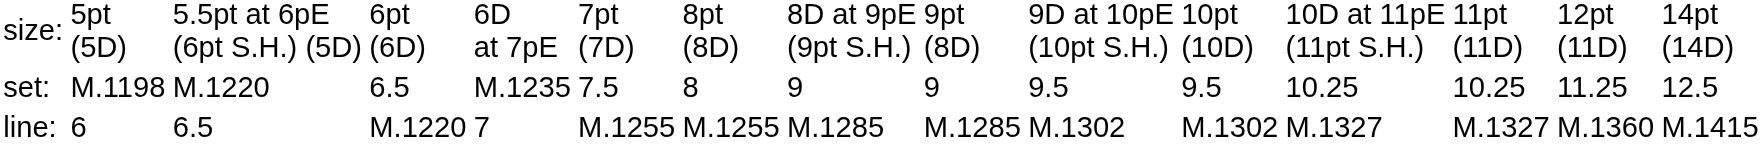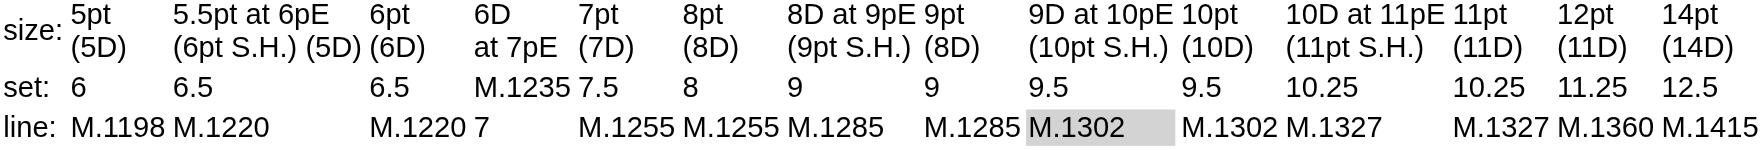(118, 87) M.1198 -> (79, 87) 6
(221, 87) M.1220 -> (193, 87) 6.5
(79, 127) 6 -> (118, 127) M.1198
(193, 127) 6.5 -> (221, 127) M.1220
(1077, 127) no background -> (1077, 127) lightgrey background
